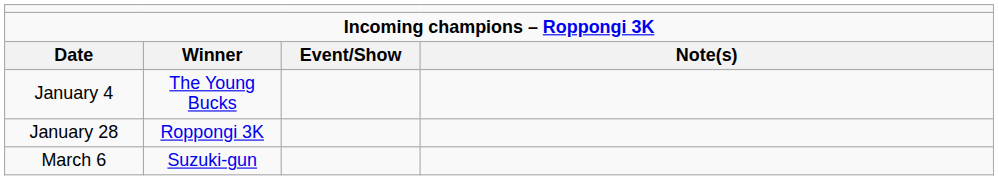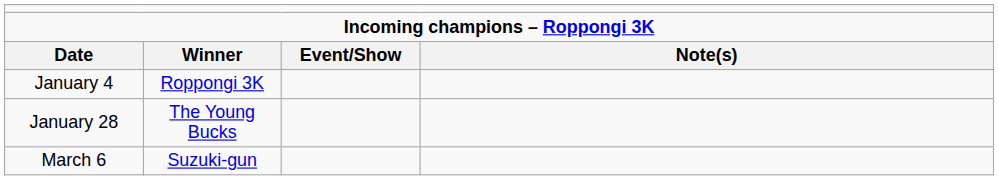(212, 93) The Young Bucks -> (212, 83) Roppongi 3K
(212, 132) Roppongi 3K -> (212, 122) The Young Bucks
